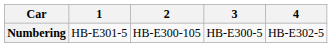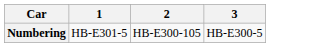- column: (296, 14)
